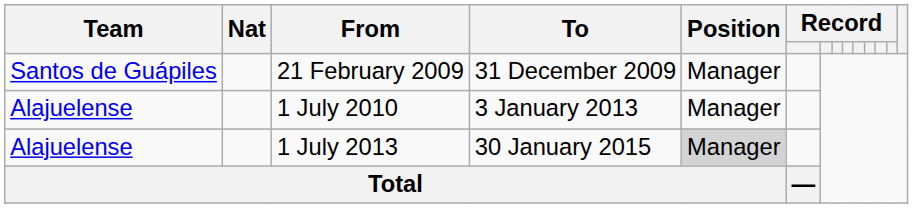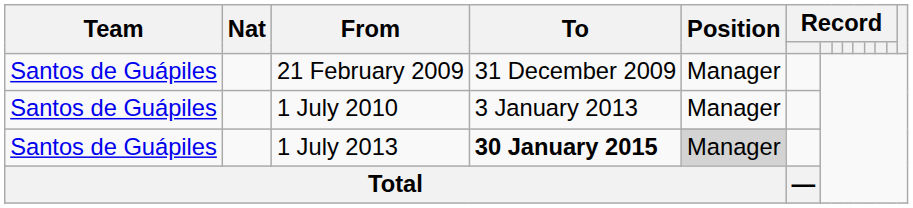(71, 109) Alajuelense -> (114, 109) Santos de Guápiles
(71, 146) Alajuelense -> (114, 146) Santos de Guápiles
(563, 146) normal -> (566, 146) bold
